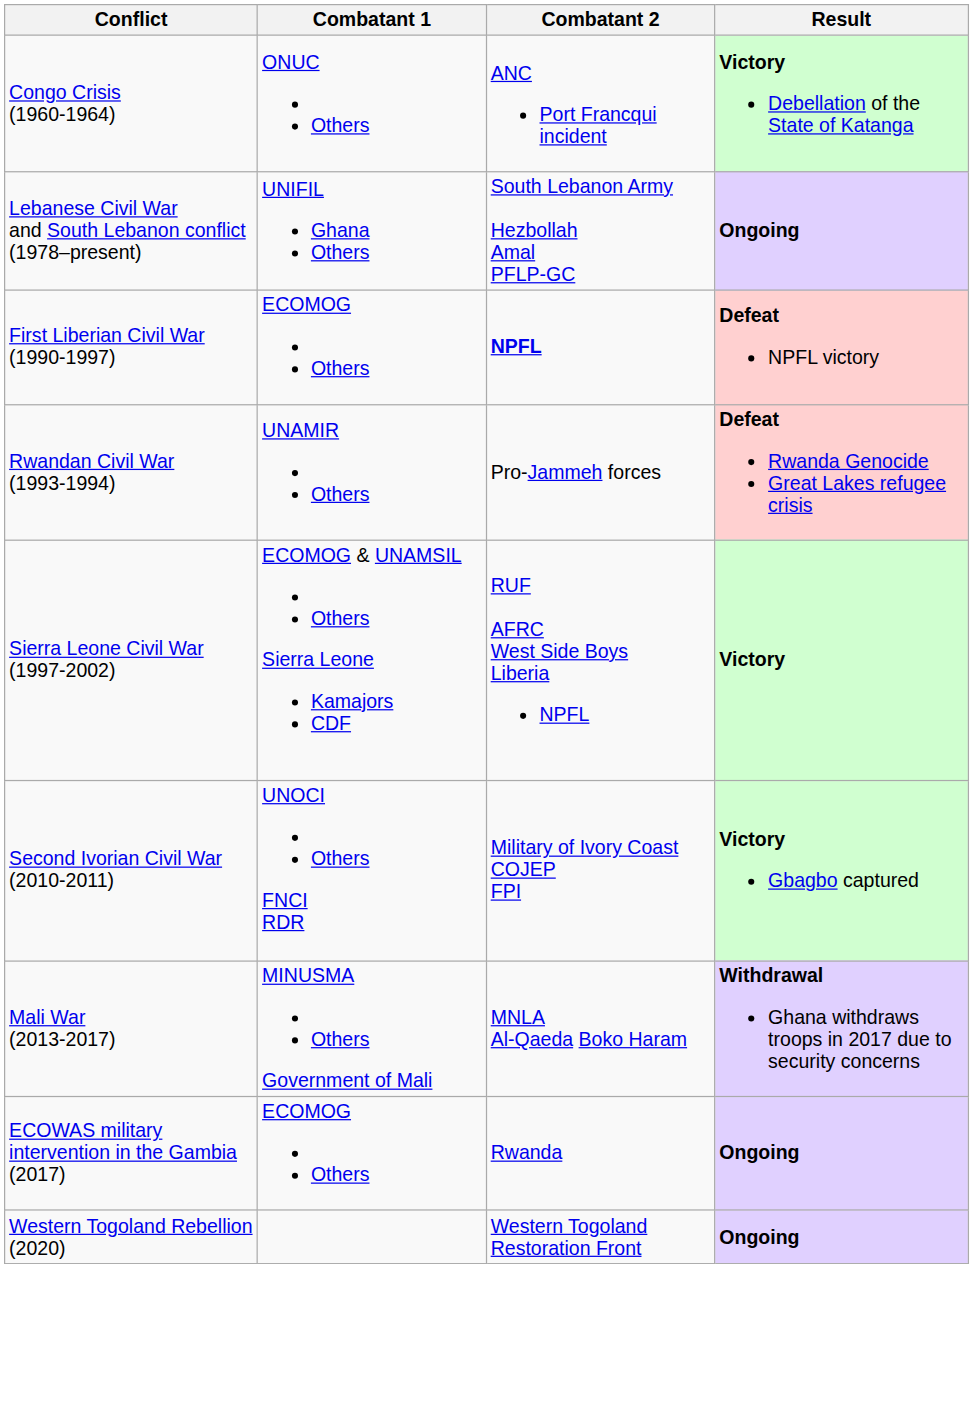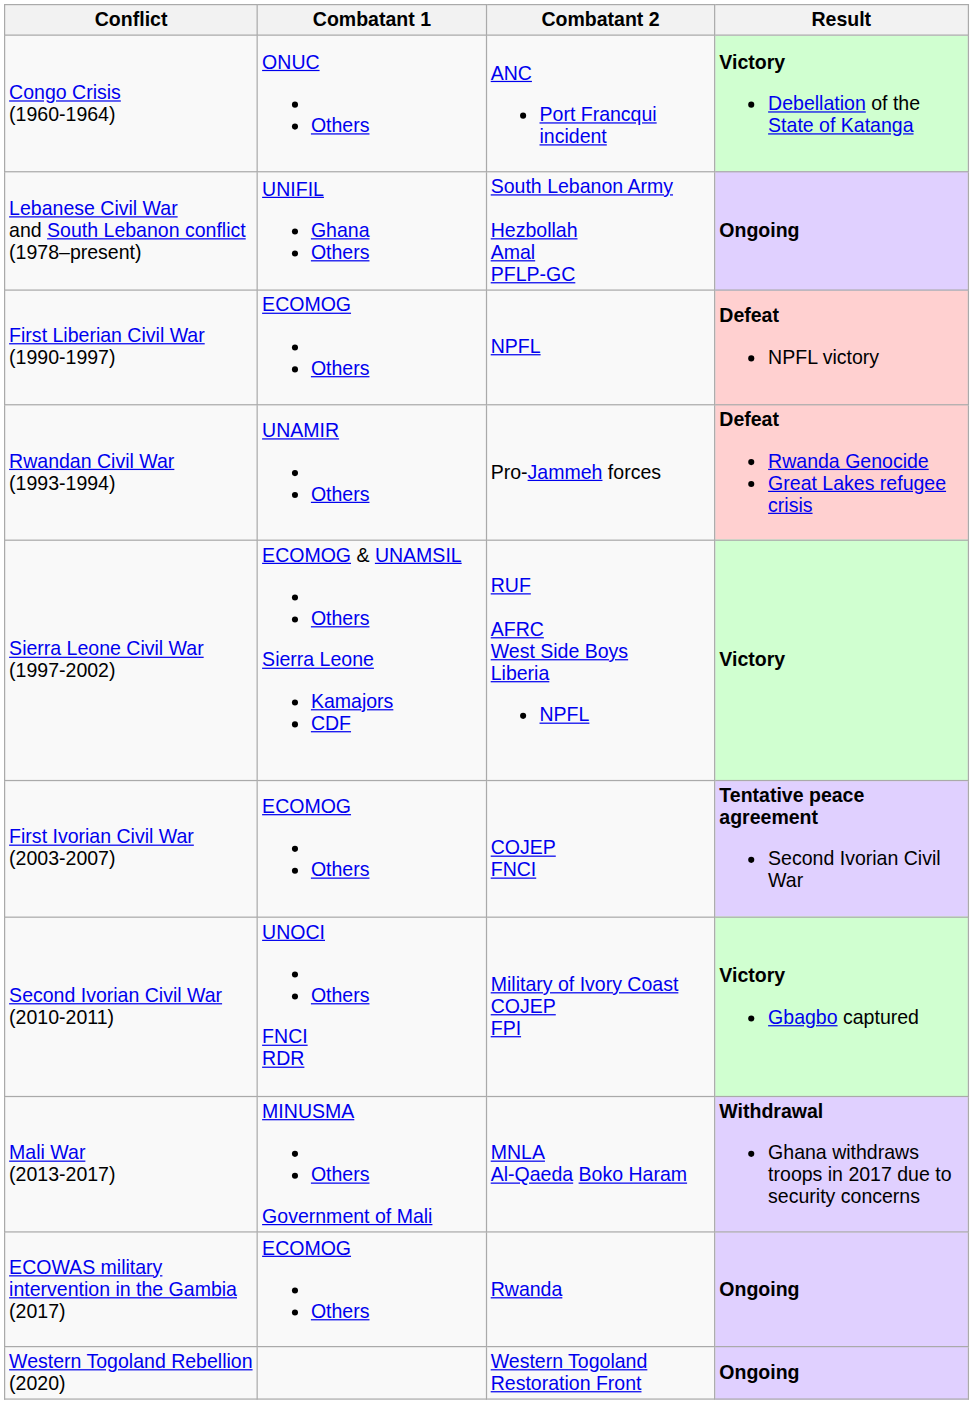(516, 347) bold -> (516, 347) normal
+ row: (101, 848)
